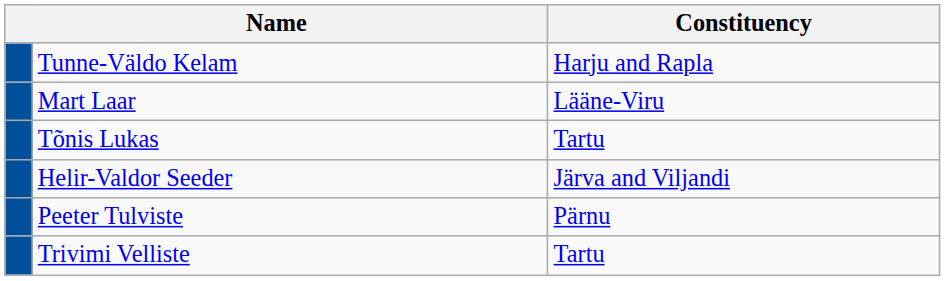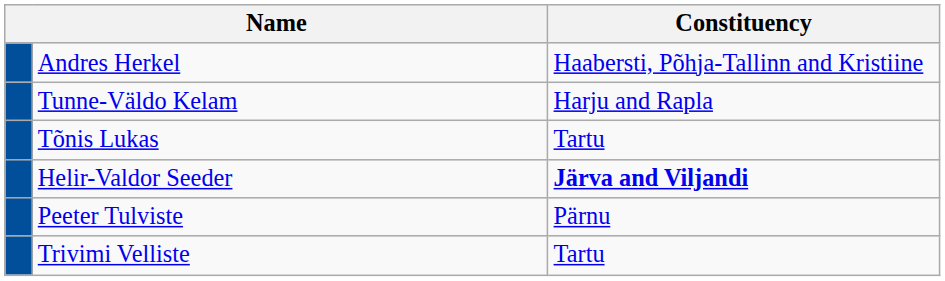+ row: (109, 62)
- row: (87, 100)
(642, 178) normal -> (651, 178) bold
